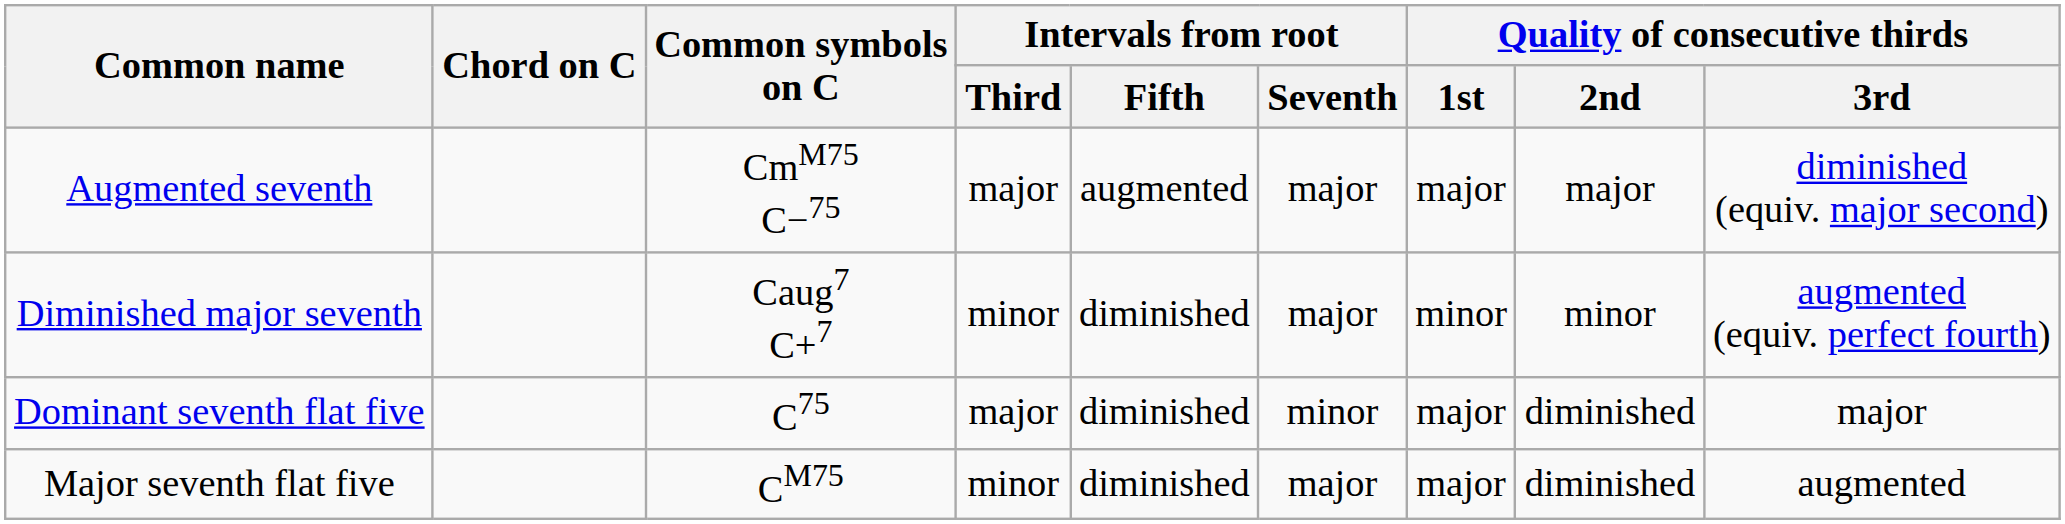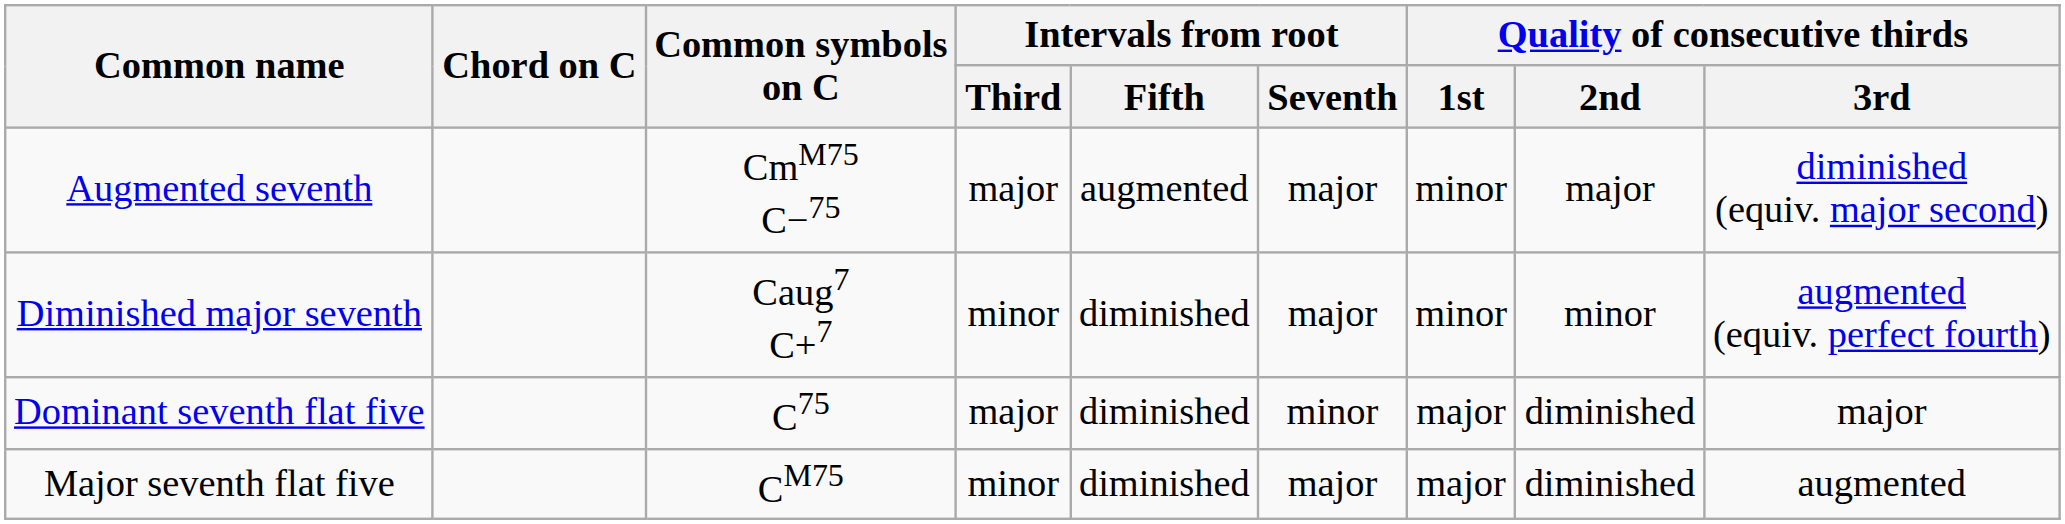(1461, 188) major -> (1461, 188) minor
